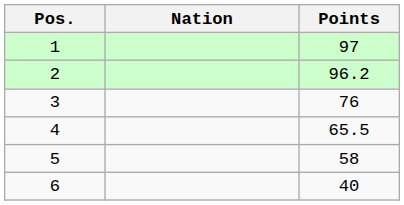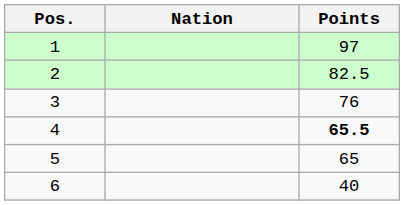(349, 75) 96.2 -> (349, 75) 82.5
(349, 131) normal -> (349, 131) bold
(349, 158) 58 -> (349, 158) 65
